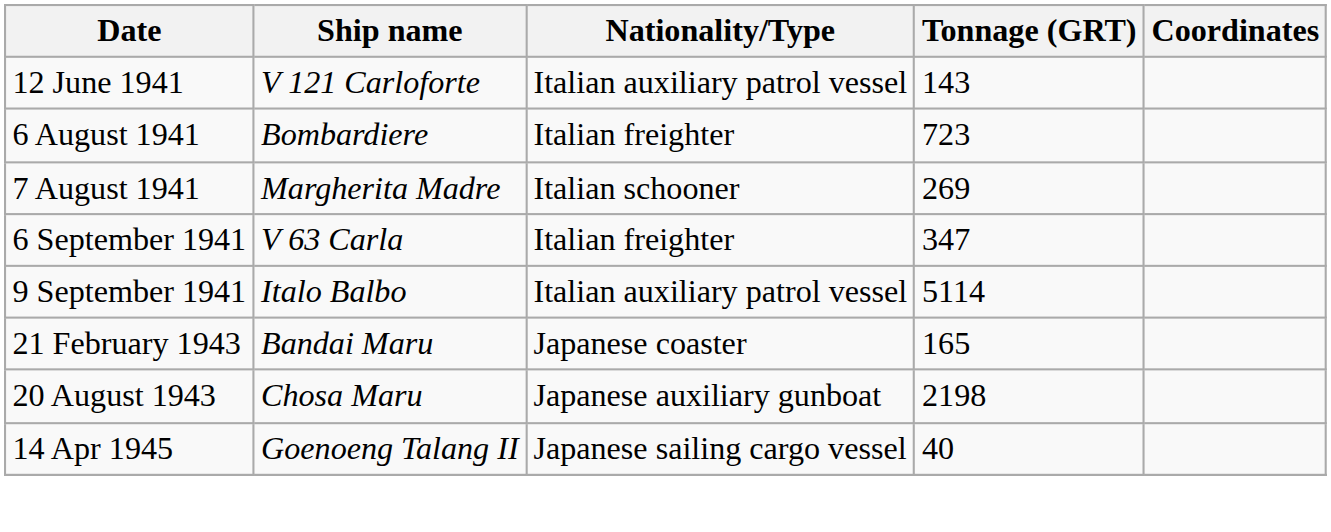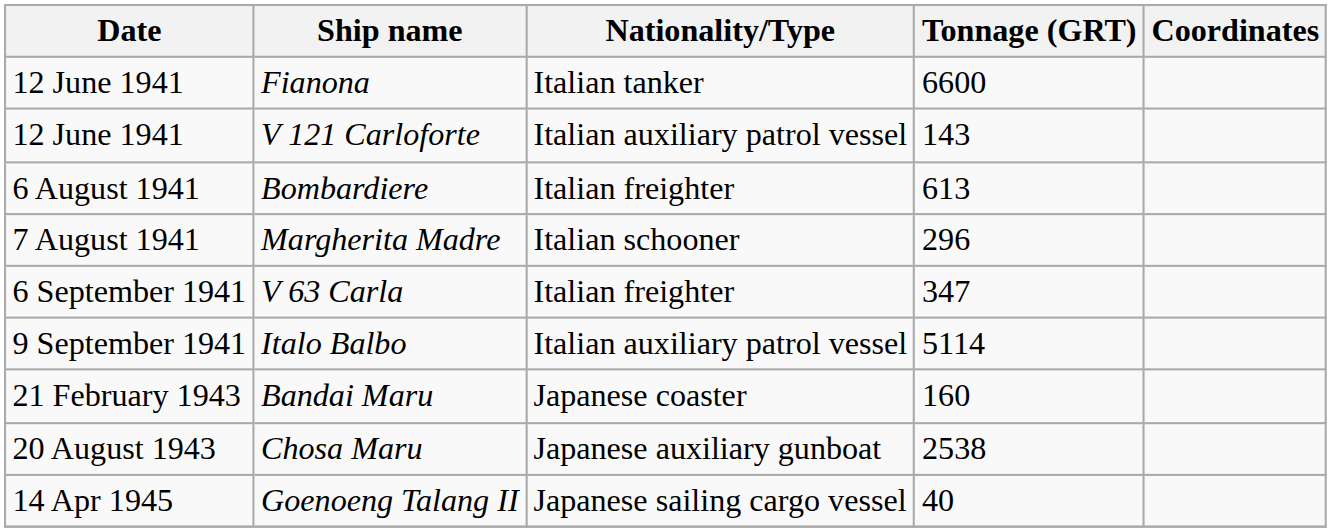+ row: (315, 82)
(946, 134) 723 -> (946, 186) 613
(946, 186) 269 -> (946, 238) 296
(946, 342) 165 -> (946, 395) 160
(954, 395) 2198 -> (954, 447) 2538
